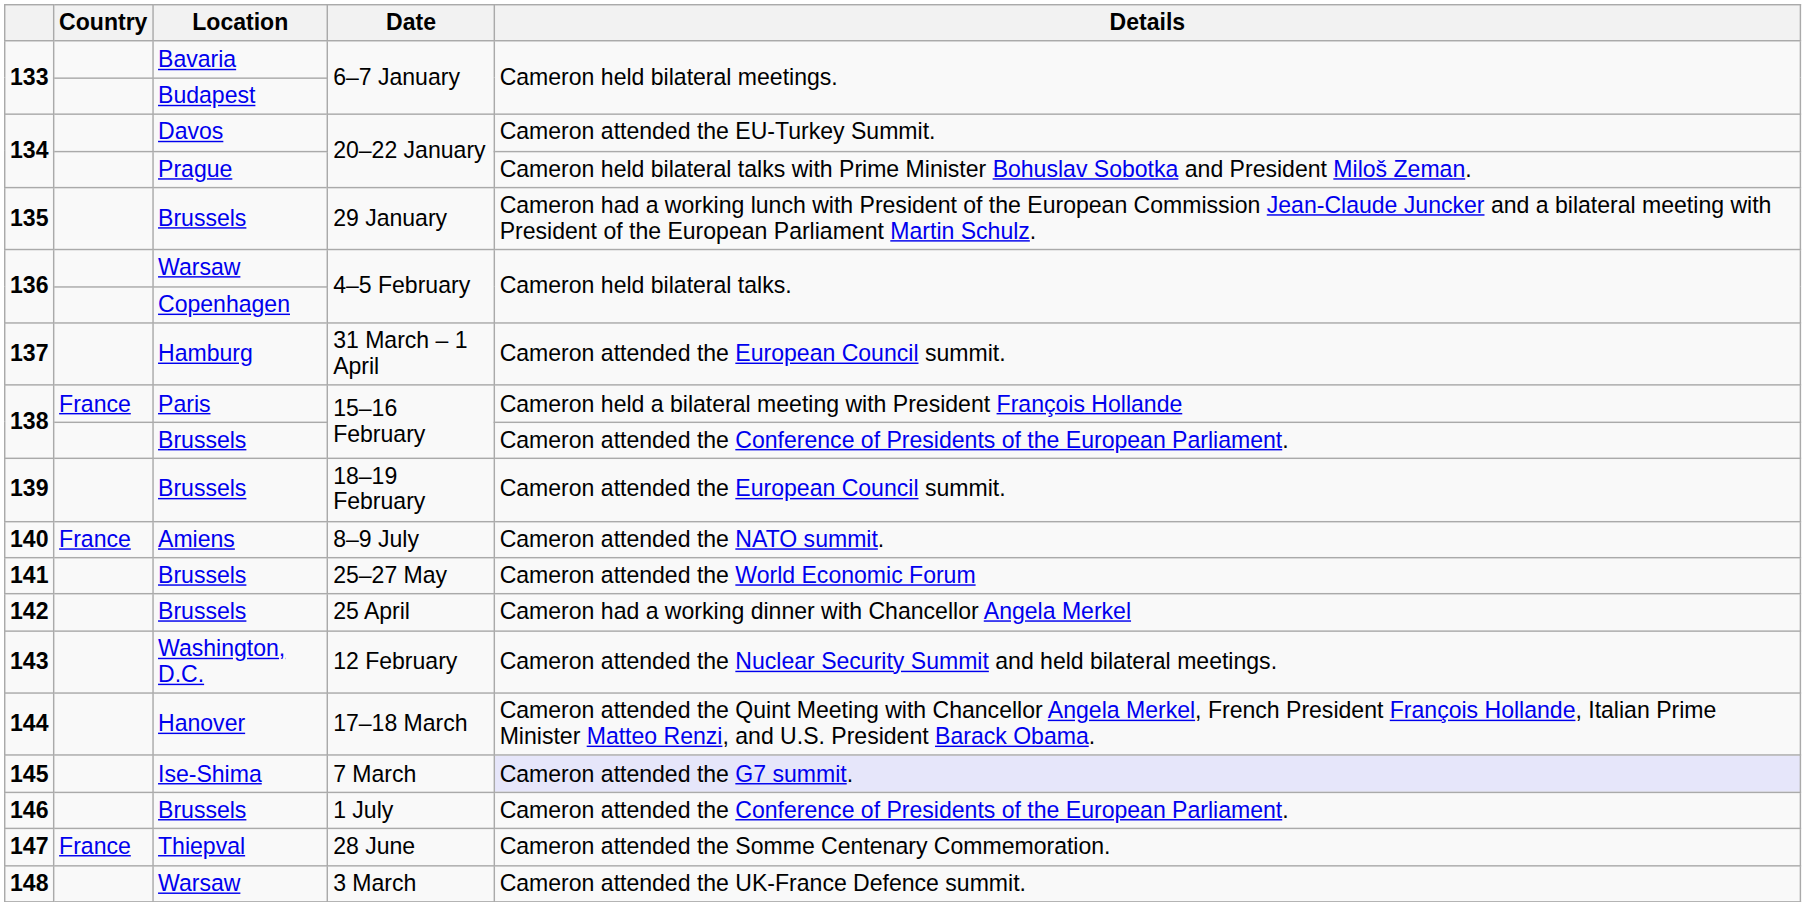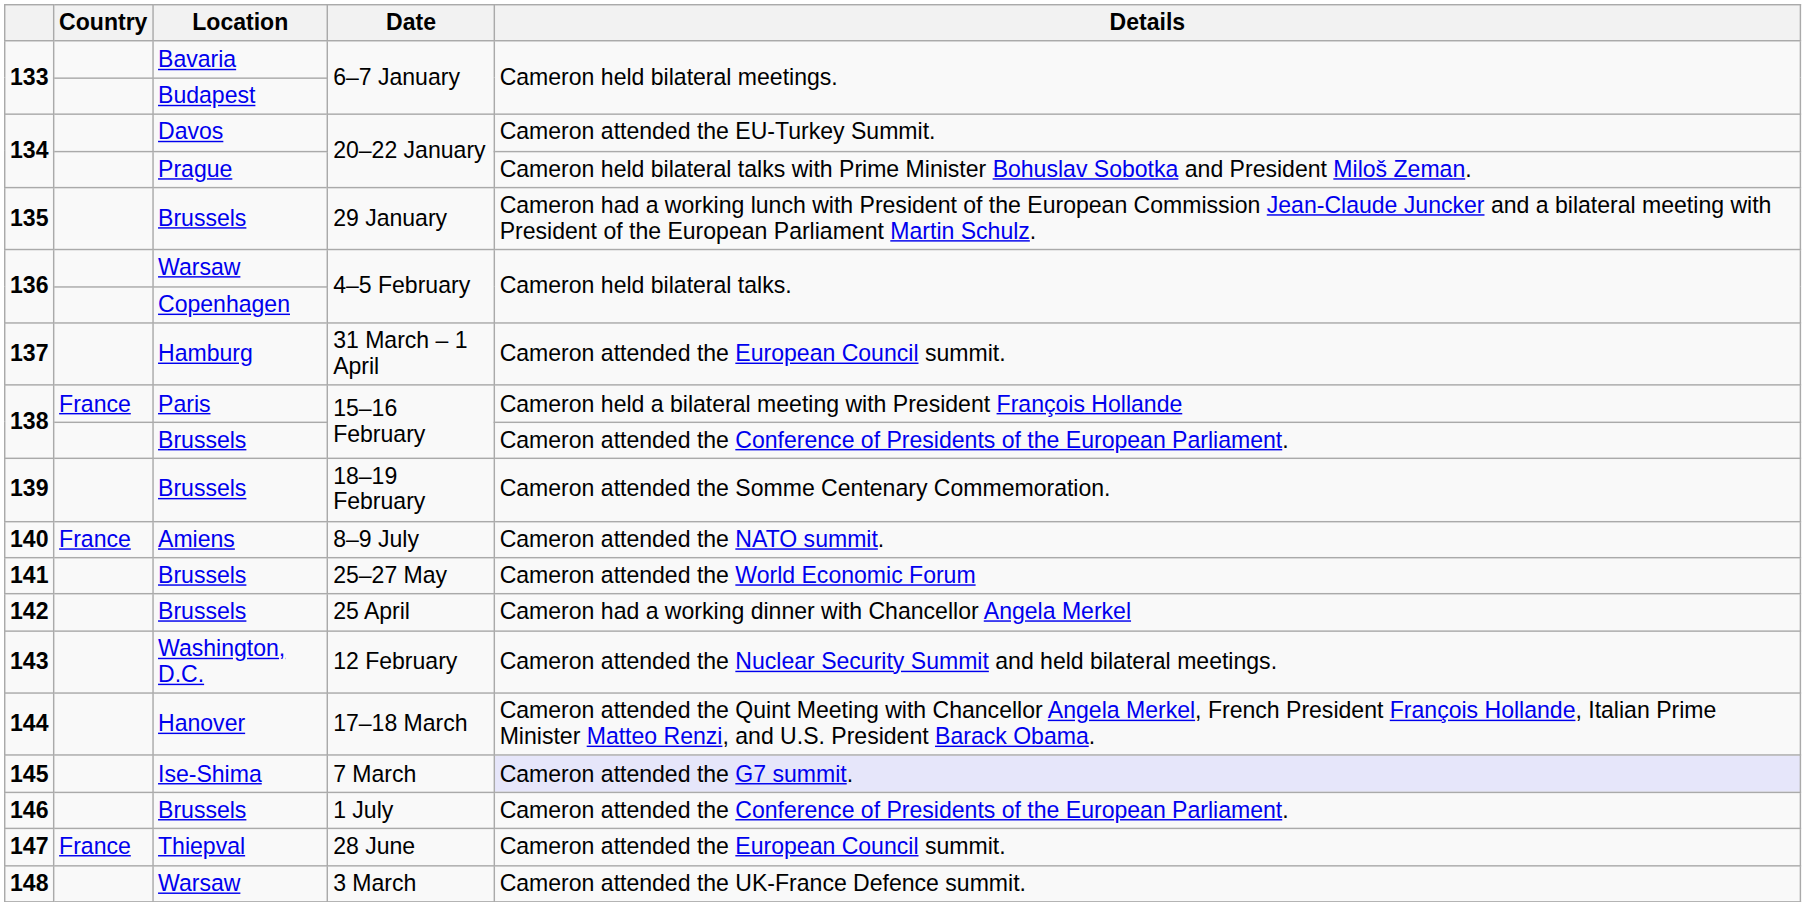(753, 489) Cameron attended the European Council summit. -> (805, 489) Cameron attended the Somme Centenary Commemoration.
(805, 846) Cameron attended the Somme Centenary Commemoration. -> (753, 846) Cameron attended the European Council summit.
